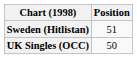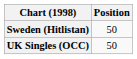(112, 29) 51 -> (112, 29) 50
